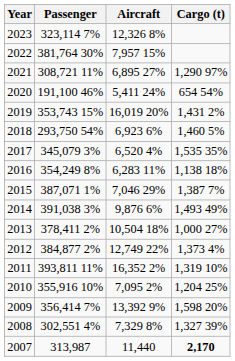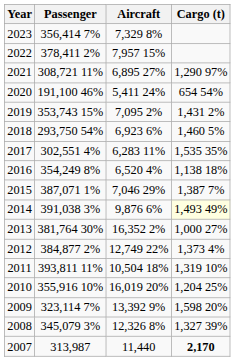(70, 33) 323,114 7% -> (70, 33) 356,414 7%
(139, 33) 12,326 8% -> (139, 33) 7,329 8%
(70, 53) 381,764 30% -> (70, 53) 378,411 2%
(139, 111) 16,019 20% -> (139, 111) 7,095 2%
(70, 151) 345,079 3% -> (70, 151) 302,551 4%
(139, 151) 6,520 4% -> (139, 151) 6,283 11%
(139, 170) 6,283 11% -> (139, 170) 6,520 4%
(201, 209) no background -> (201, 209) lightyellow background
(70, 229) 378,411 2% -> (70, 229) 381,764 30%
(139, 229) 10,504 18% -> (139, 229) 16,352 2%
(139, 268) 16,352 2% -> (139, 268) 10,504 18%
(139, 287) 7,095 2% -> (139, 287) 16,019 20%
(70, 307) 356,414 7% -> (70, 307) 323,114 7%
(70, 326) 302,551 4% -> (70, 326) 345,079 3%
(139, 326) 7,329 8% -> (139, 326) 12,326 8%
